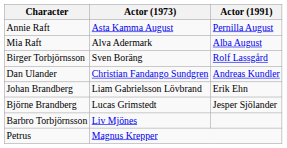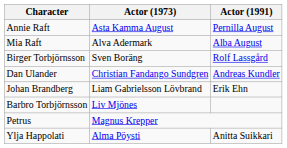- row: (42, 105)
+ row: (35, 136)
